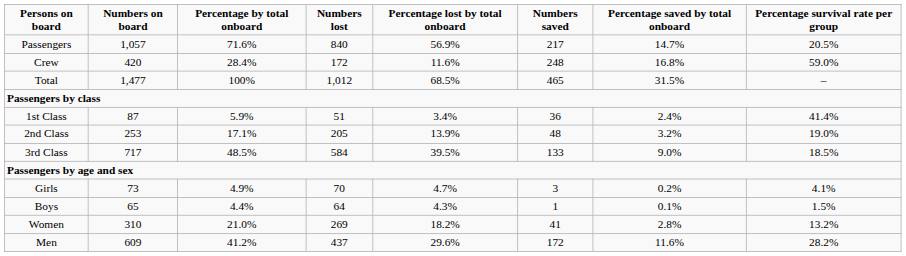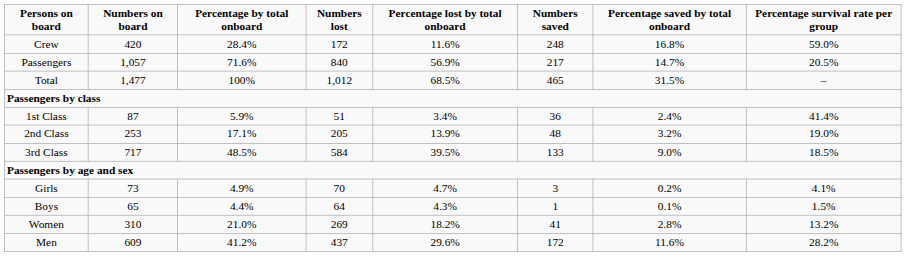rows swapped: (46, 62) <-> (46, 44)
